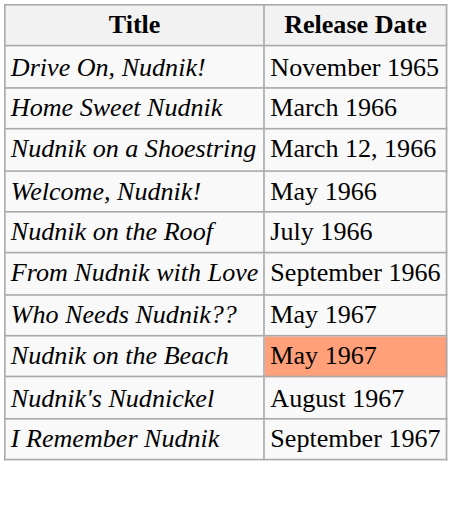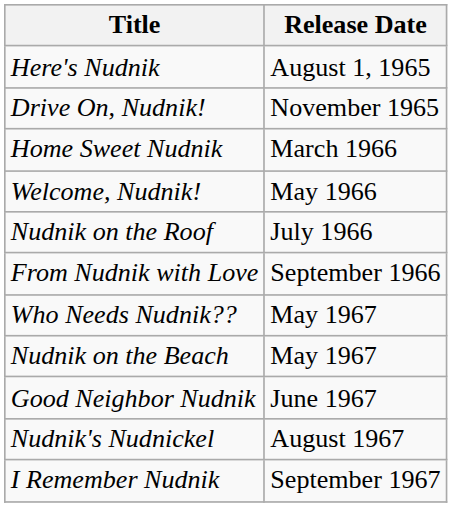+ row: (85, 66)
- row: (134, 149)
(324, 356) lightsalmon background -> (324, 356) no background
+ row: (133, 397)
